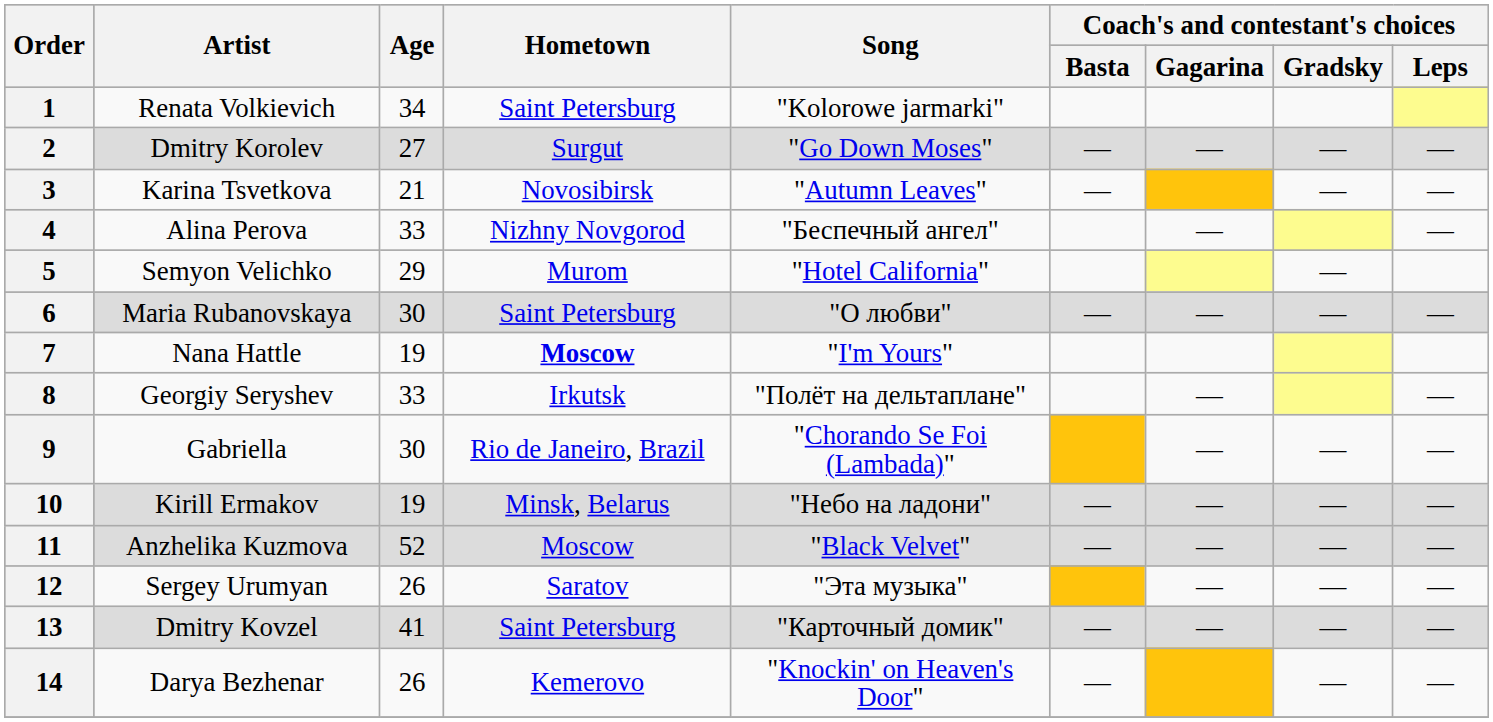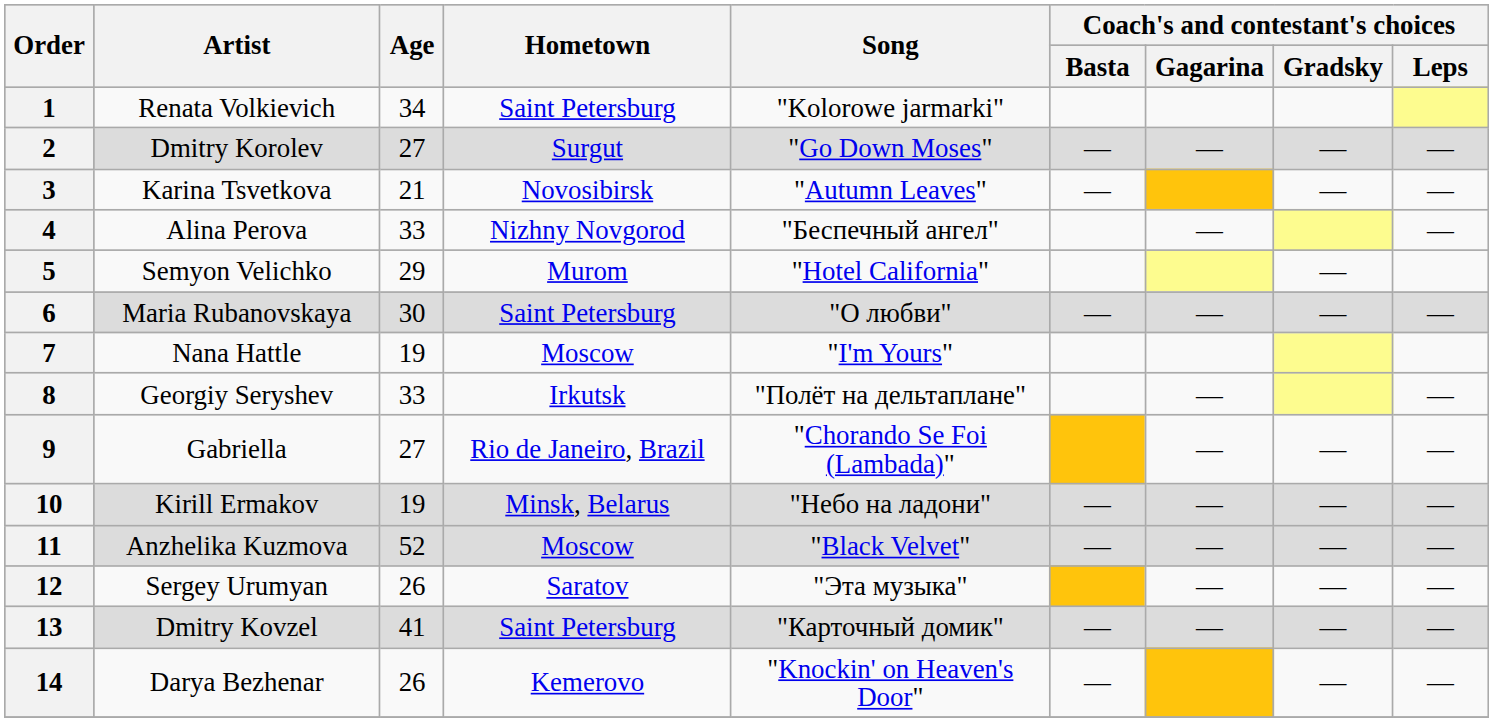(587, 353) bold -> (587, 353) normal
(412, 449) 30 -> (412, 449) 27
